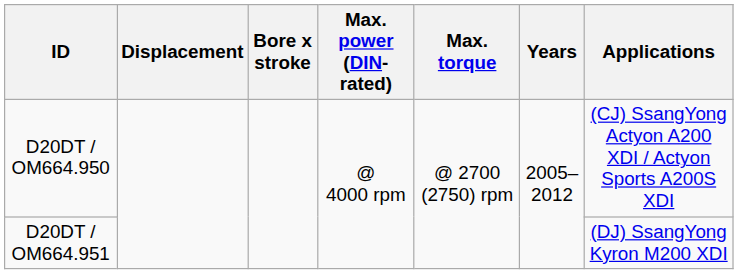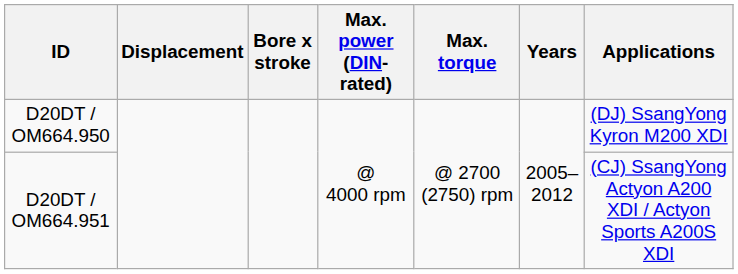(659, 157) (CJ) SsangYong Actyon A200 XDI / Actyon Sports A200S XDI -> (659, 125) (DJ) SsangYong Kyron M200 XDI
(659, 241) (DJ) SsangYong Kyron M200 XDI -> (659, 209) (CJ) SsangYong Actyon A200 XDI / Actyon Sports A200S XDI
